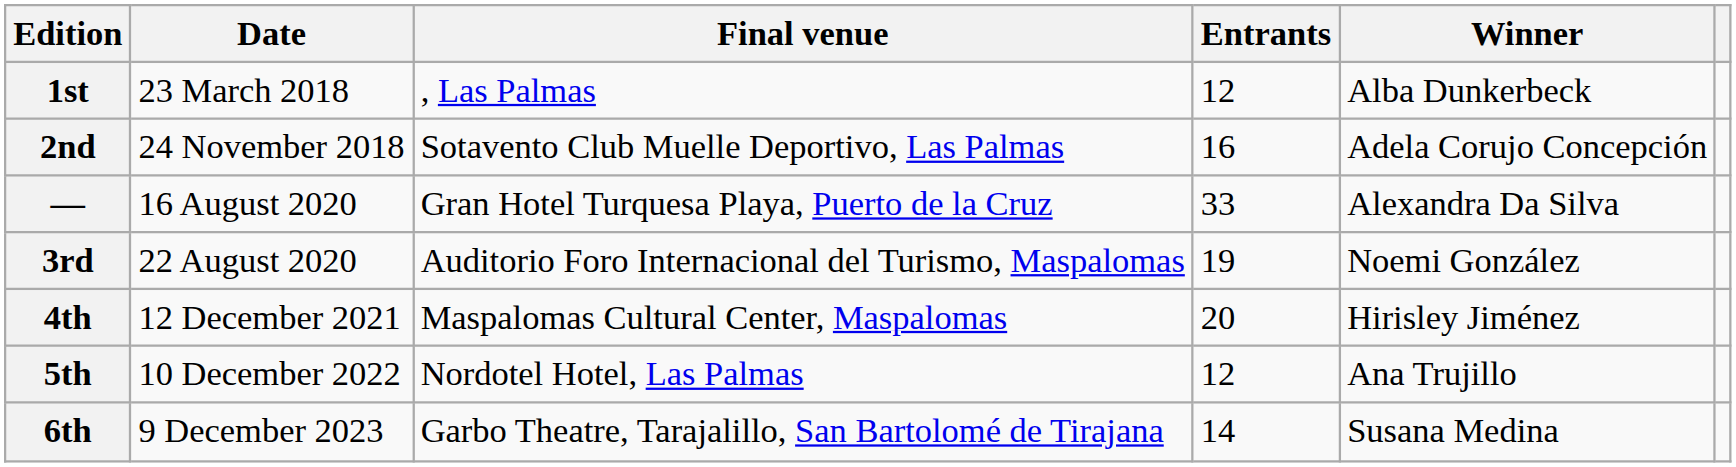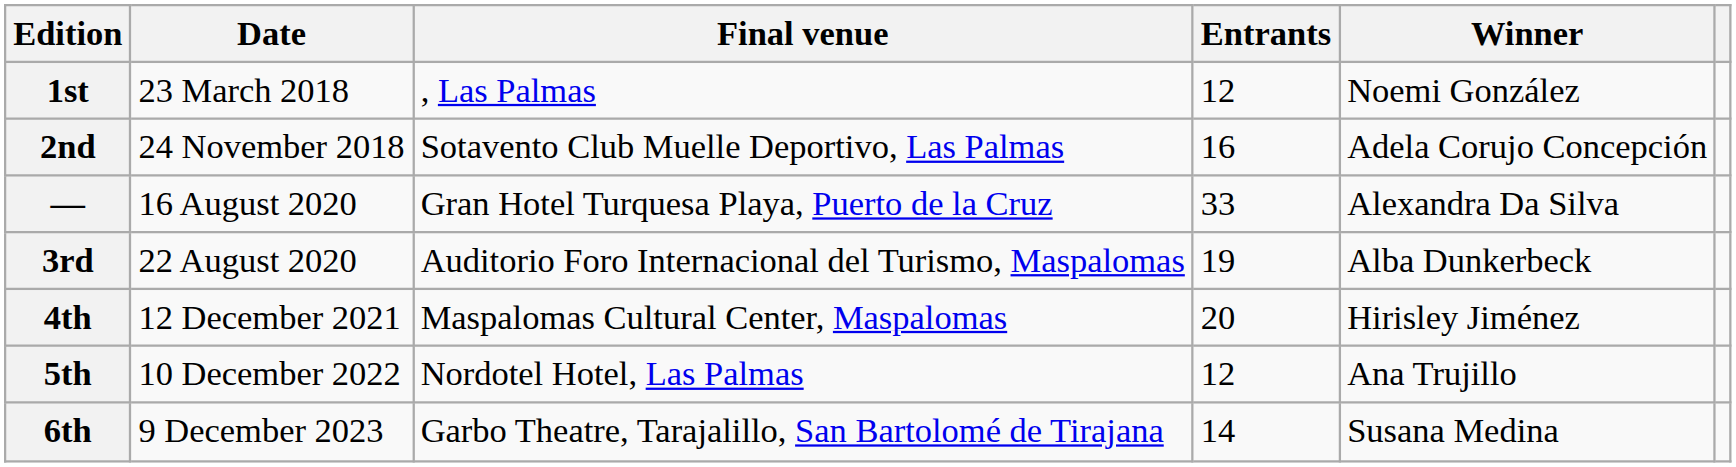(1469, 90) Alba Dunkerbeck -> (1463, 90) Noemi González
(1463, 260) Noemi González -> (1469, 260) Alba Dunkerbeck
